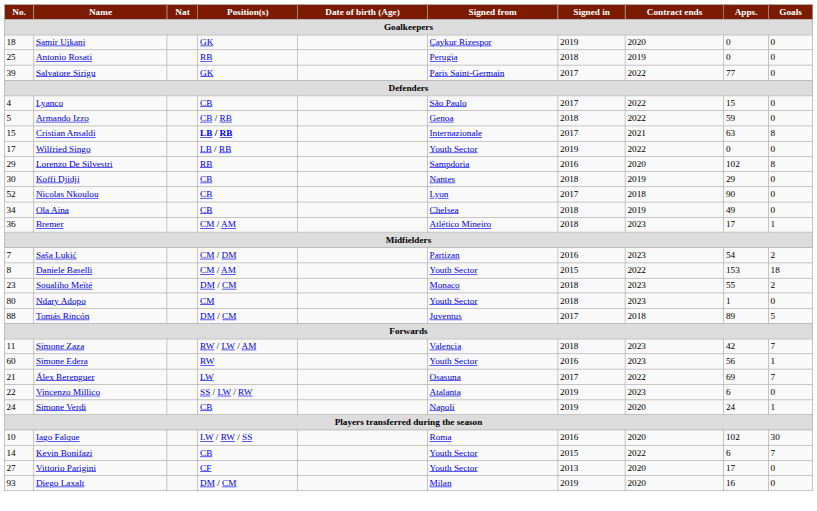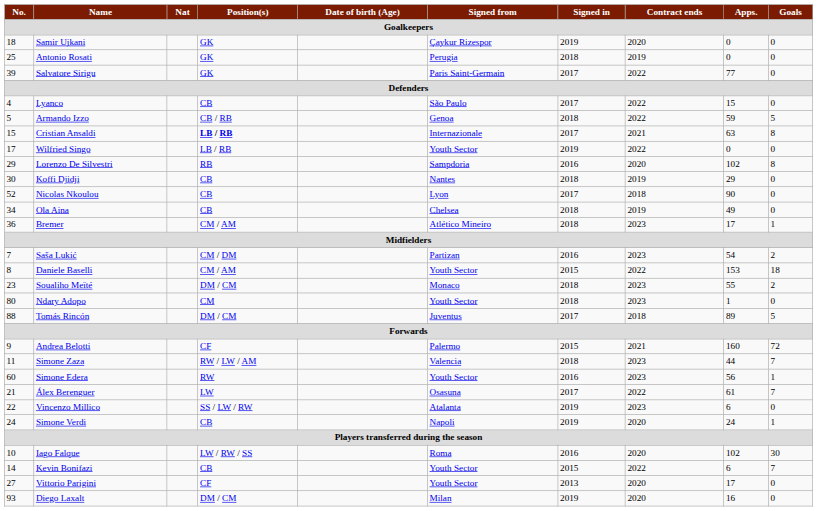(206, 58) RB -> (207, 58) GK
(773, 118) 0 -> (773, 118) 5
+ row: (63, 346)
(731, 346) 42 -> (731, 362) 44
(731, 377) 69 -> (731, 392) 61
